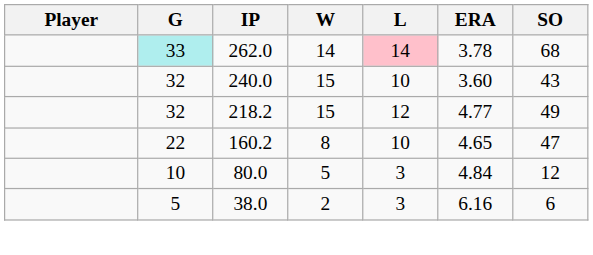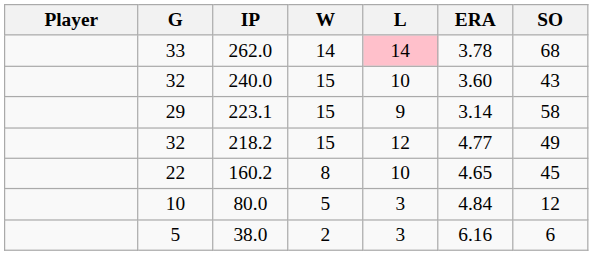(175, 50) paleturquoise background -> (175, 50) no background
+ row: (250, 111)
(550, 142) 47 -> (550, 173) 45
